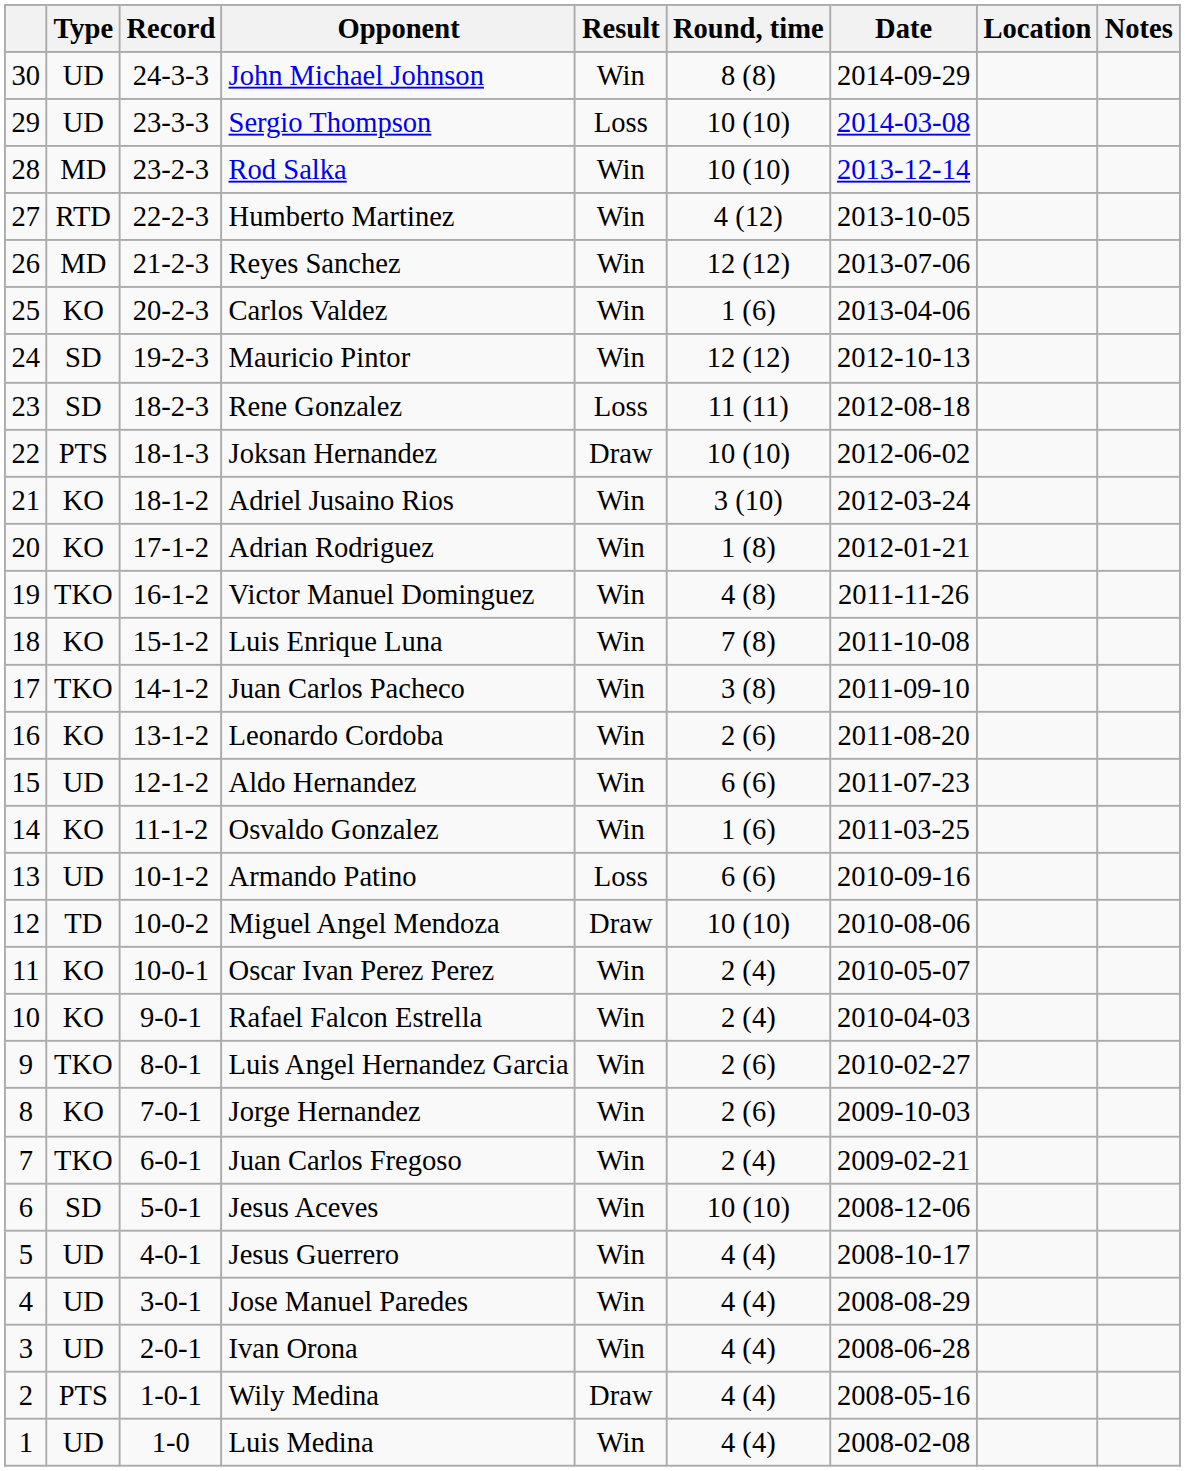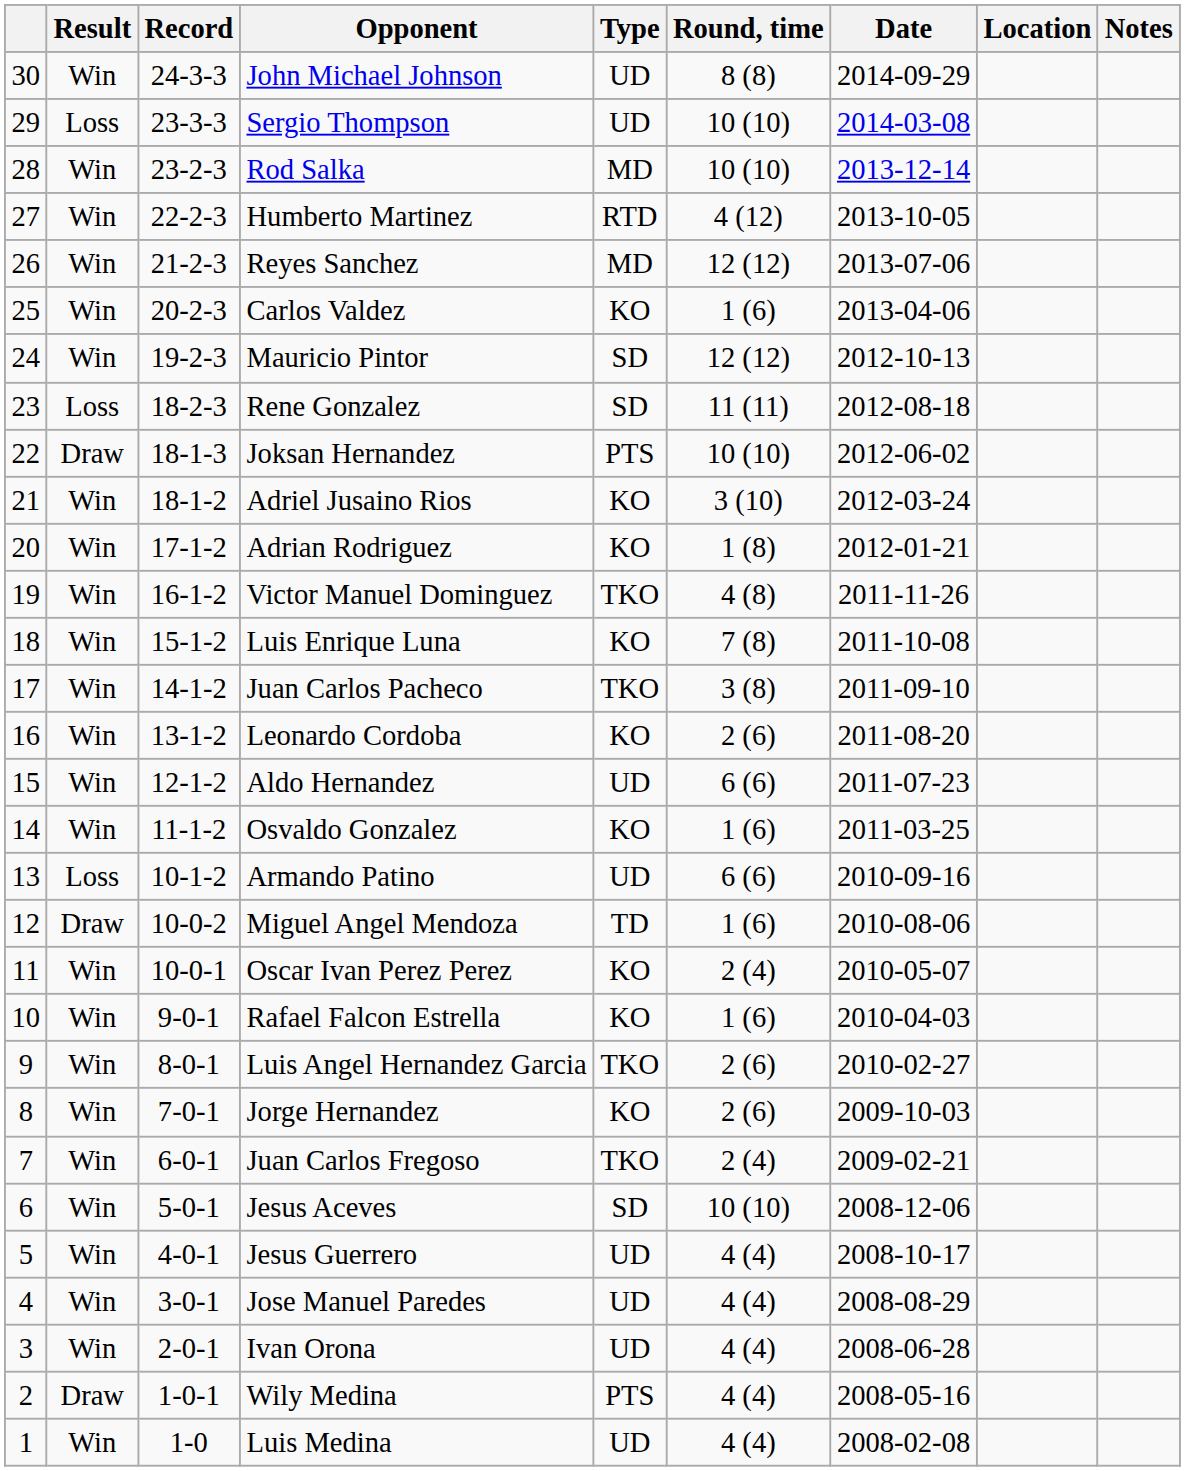columns swapped: (621, 28) <-> (83, 28)
(748, 923) 10 (10) -> (748, 923) 1 (6)
(748, 1017) 2 (4) -> (748, 1017) 1 (6)
